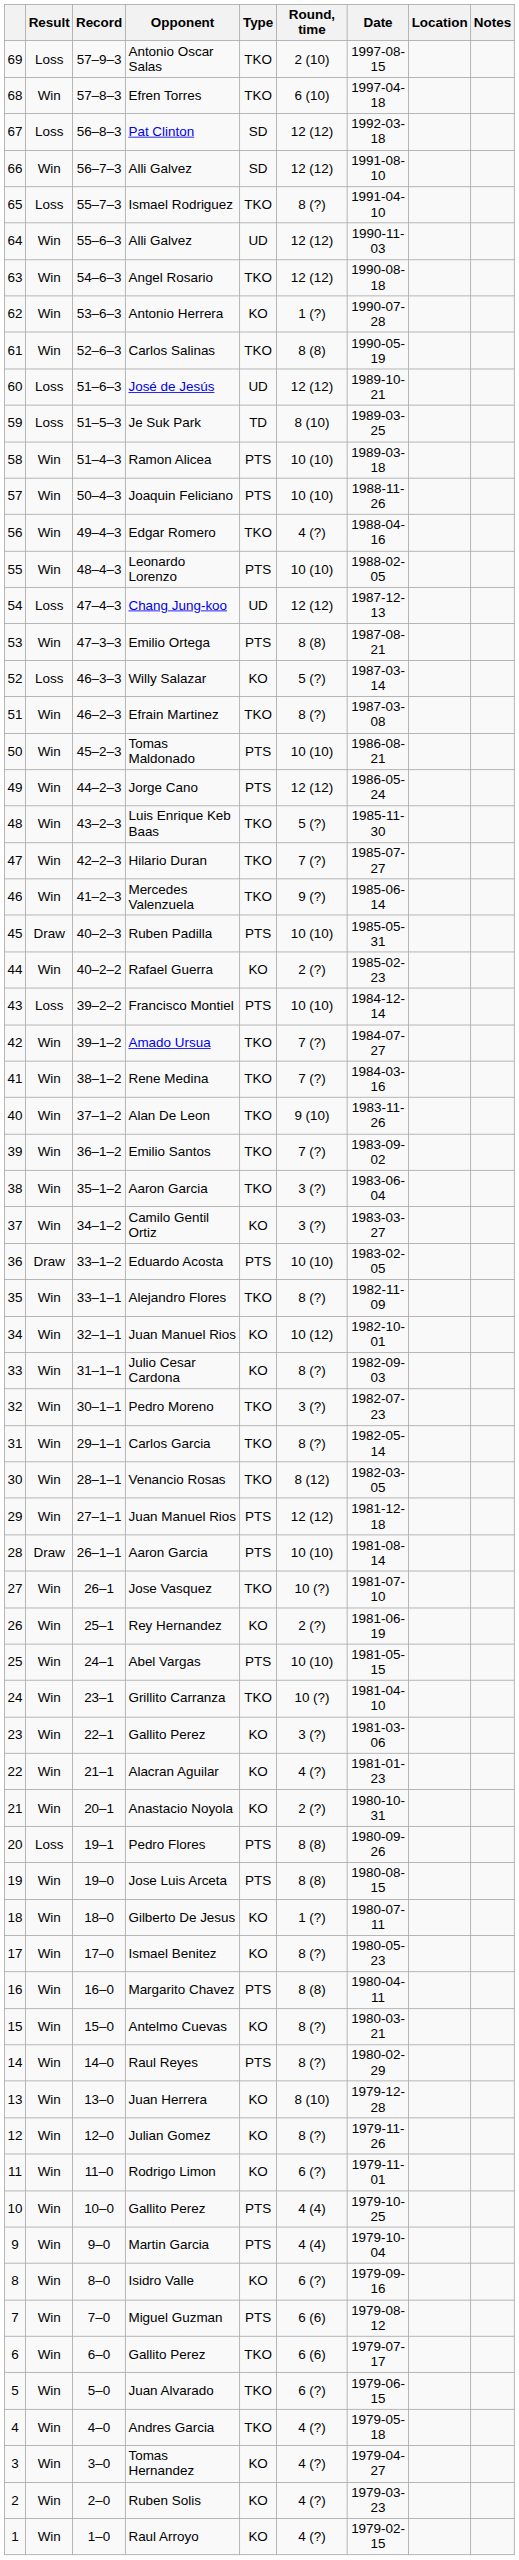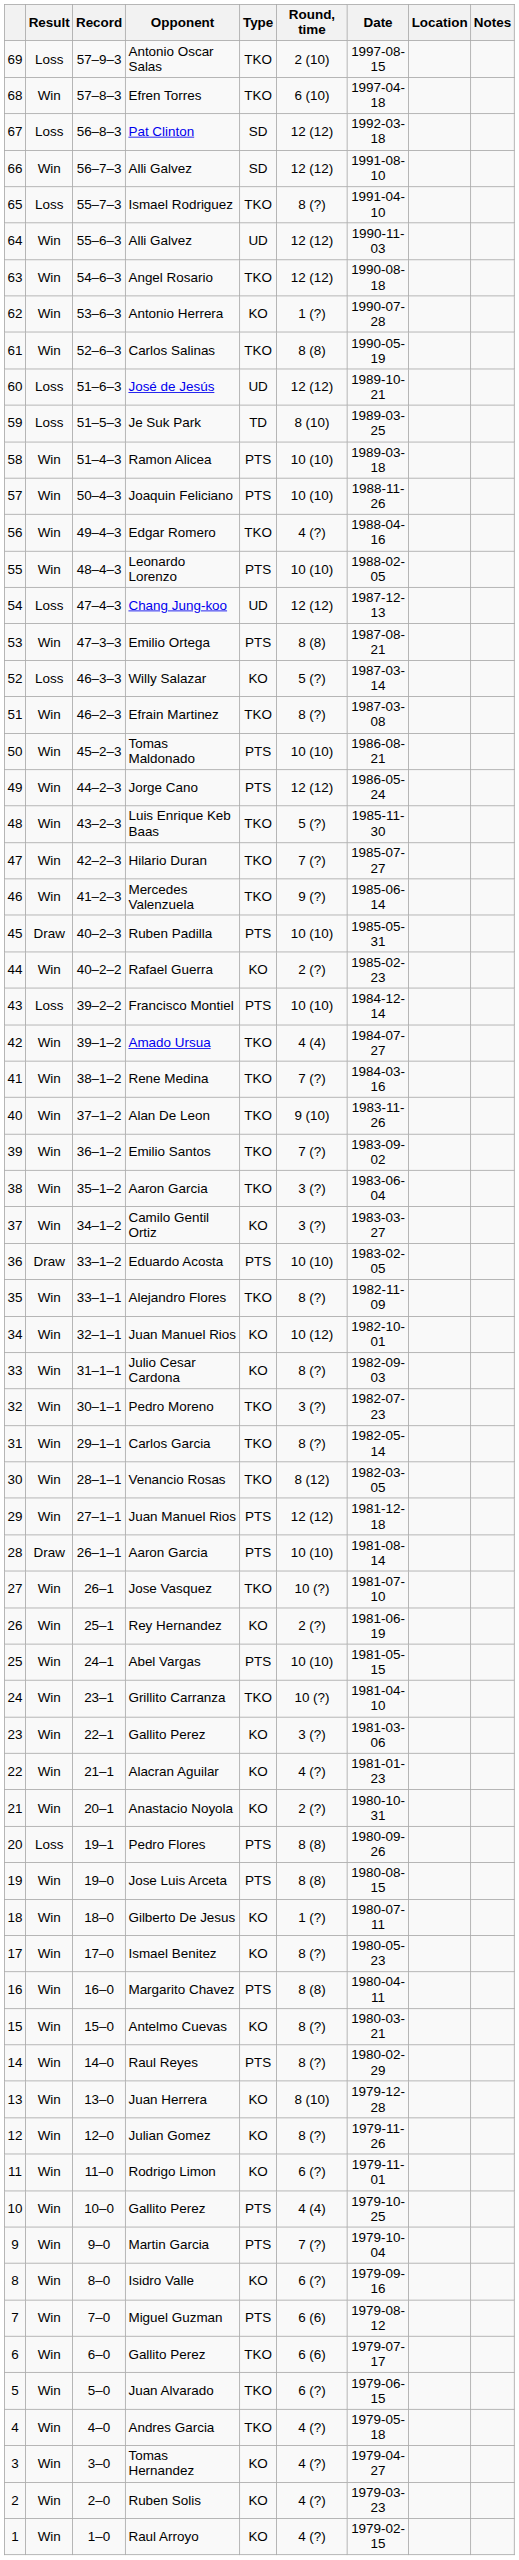(312, 1042) 7 (?) -> (312, 1042) 4 (4)
(312, 2245) 4 (4) -> (312, 2245) 7 (?)
